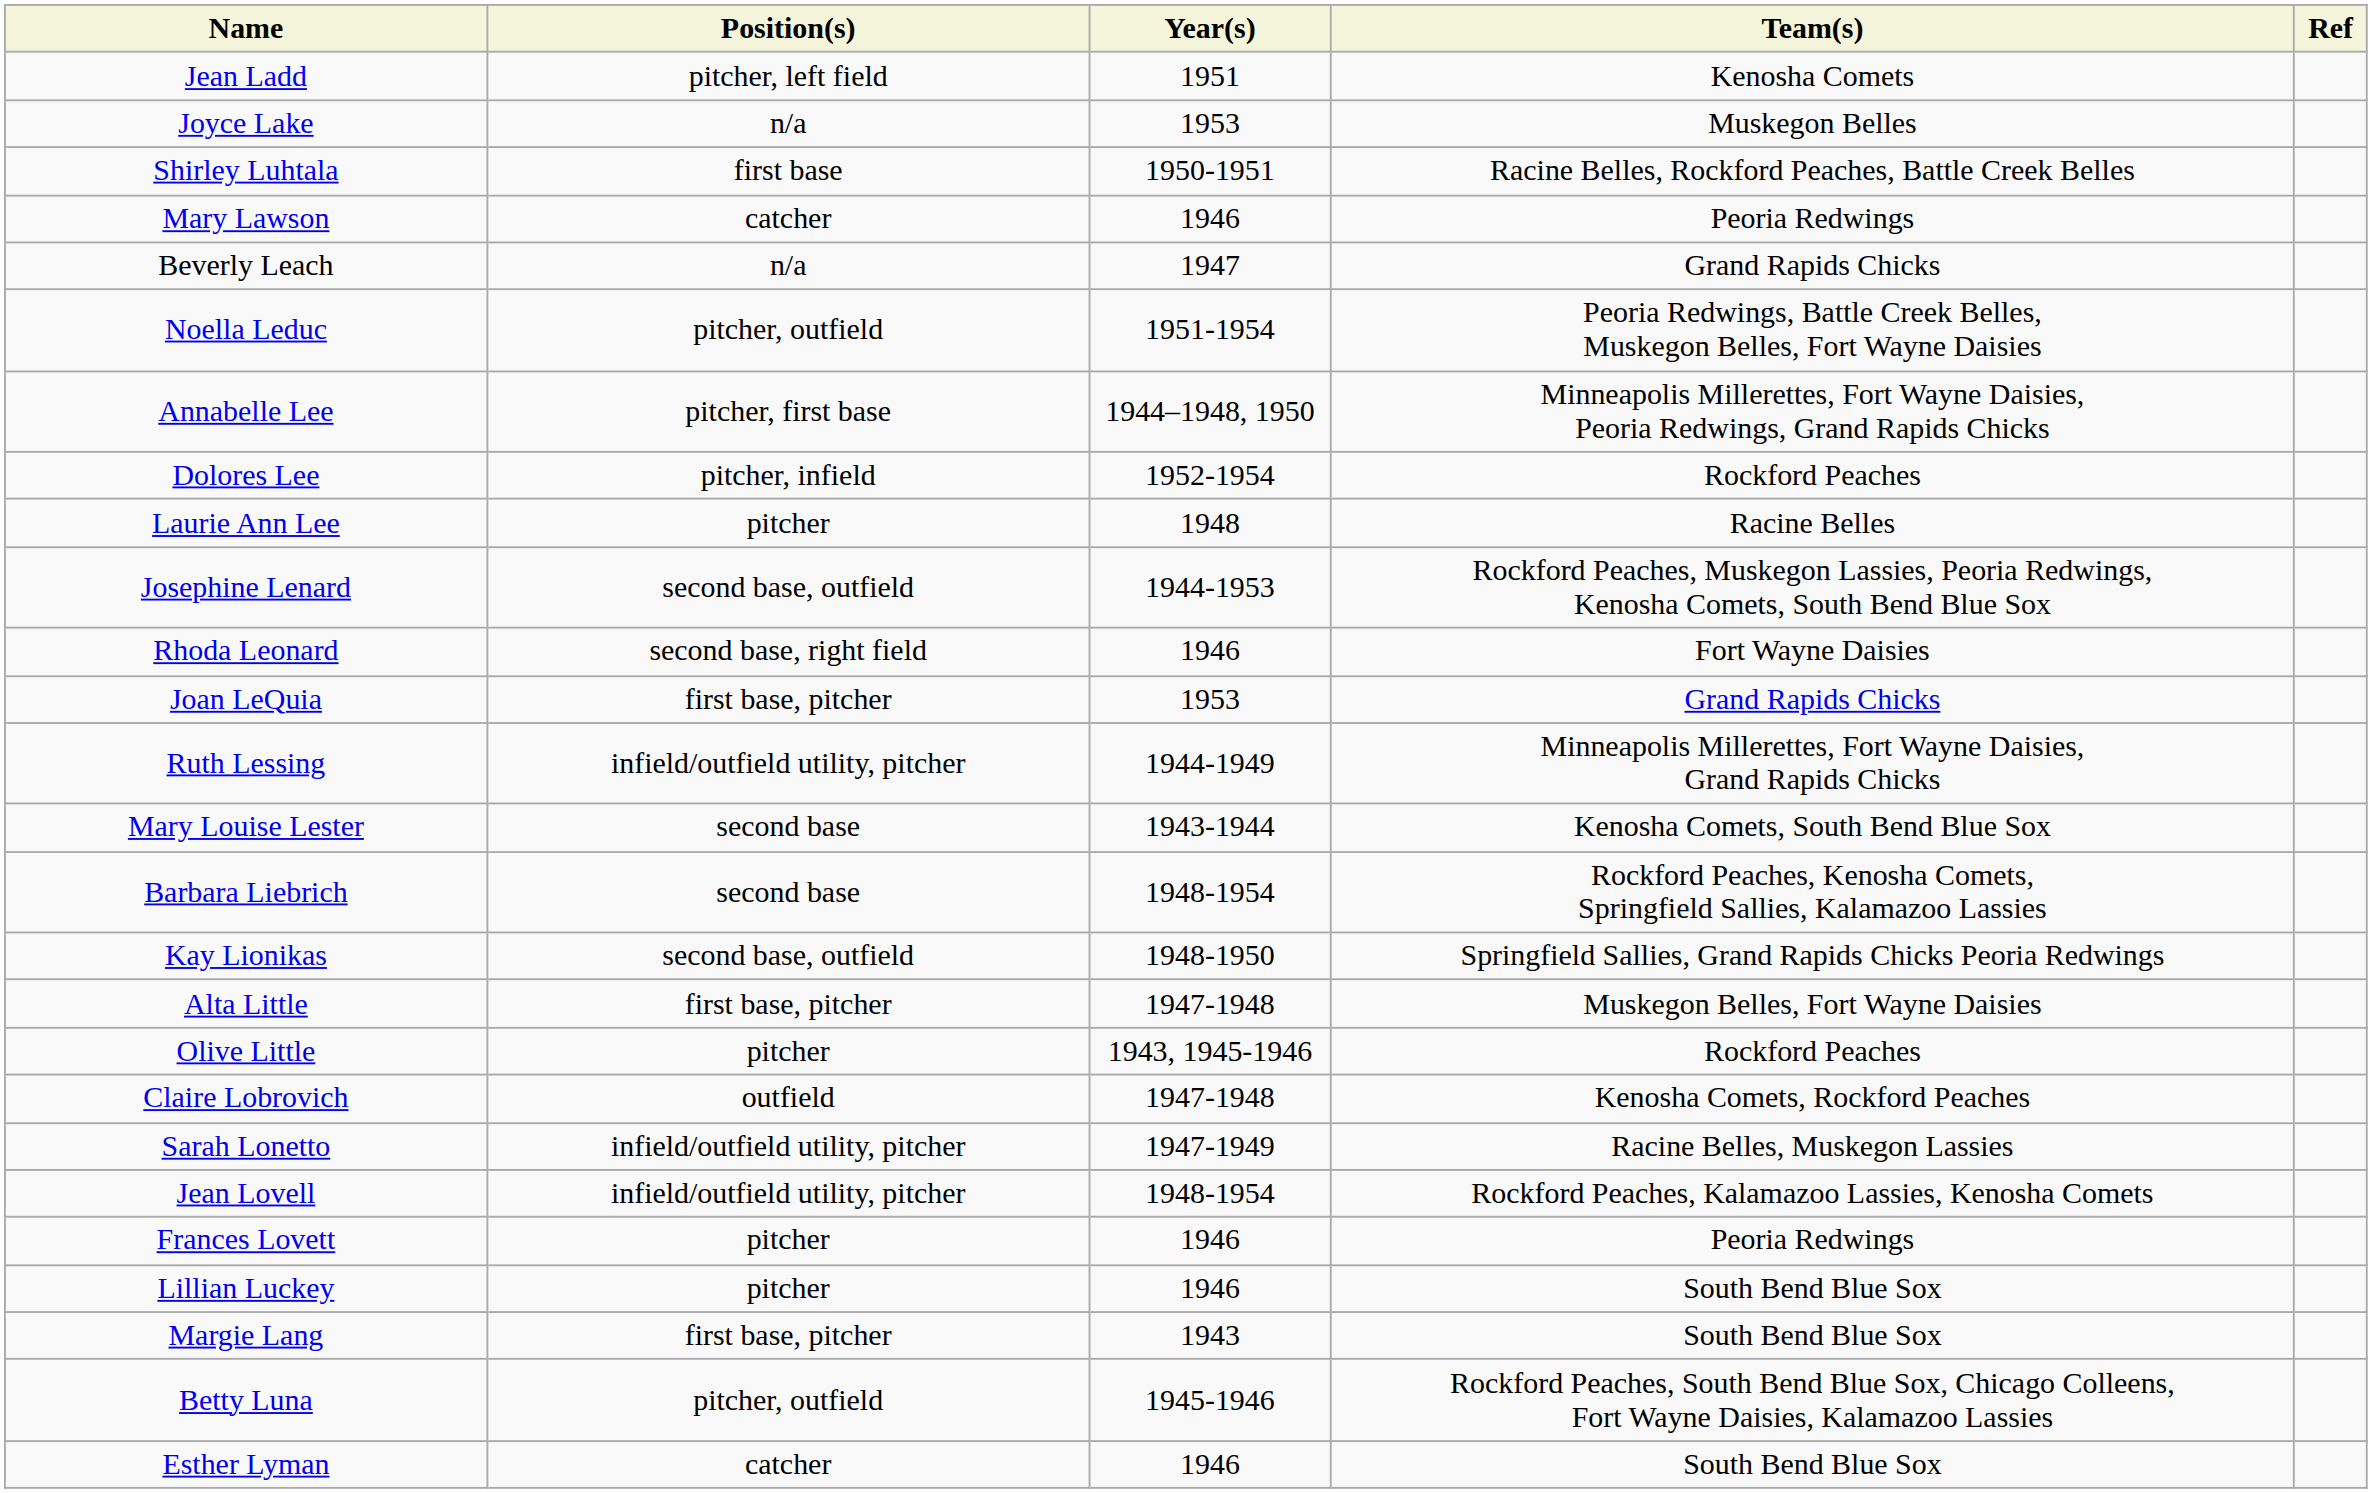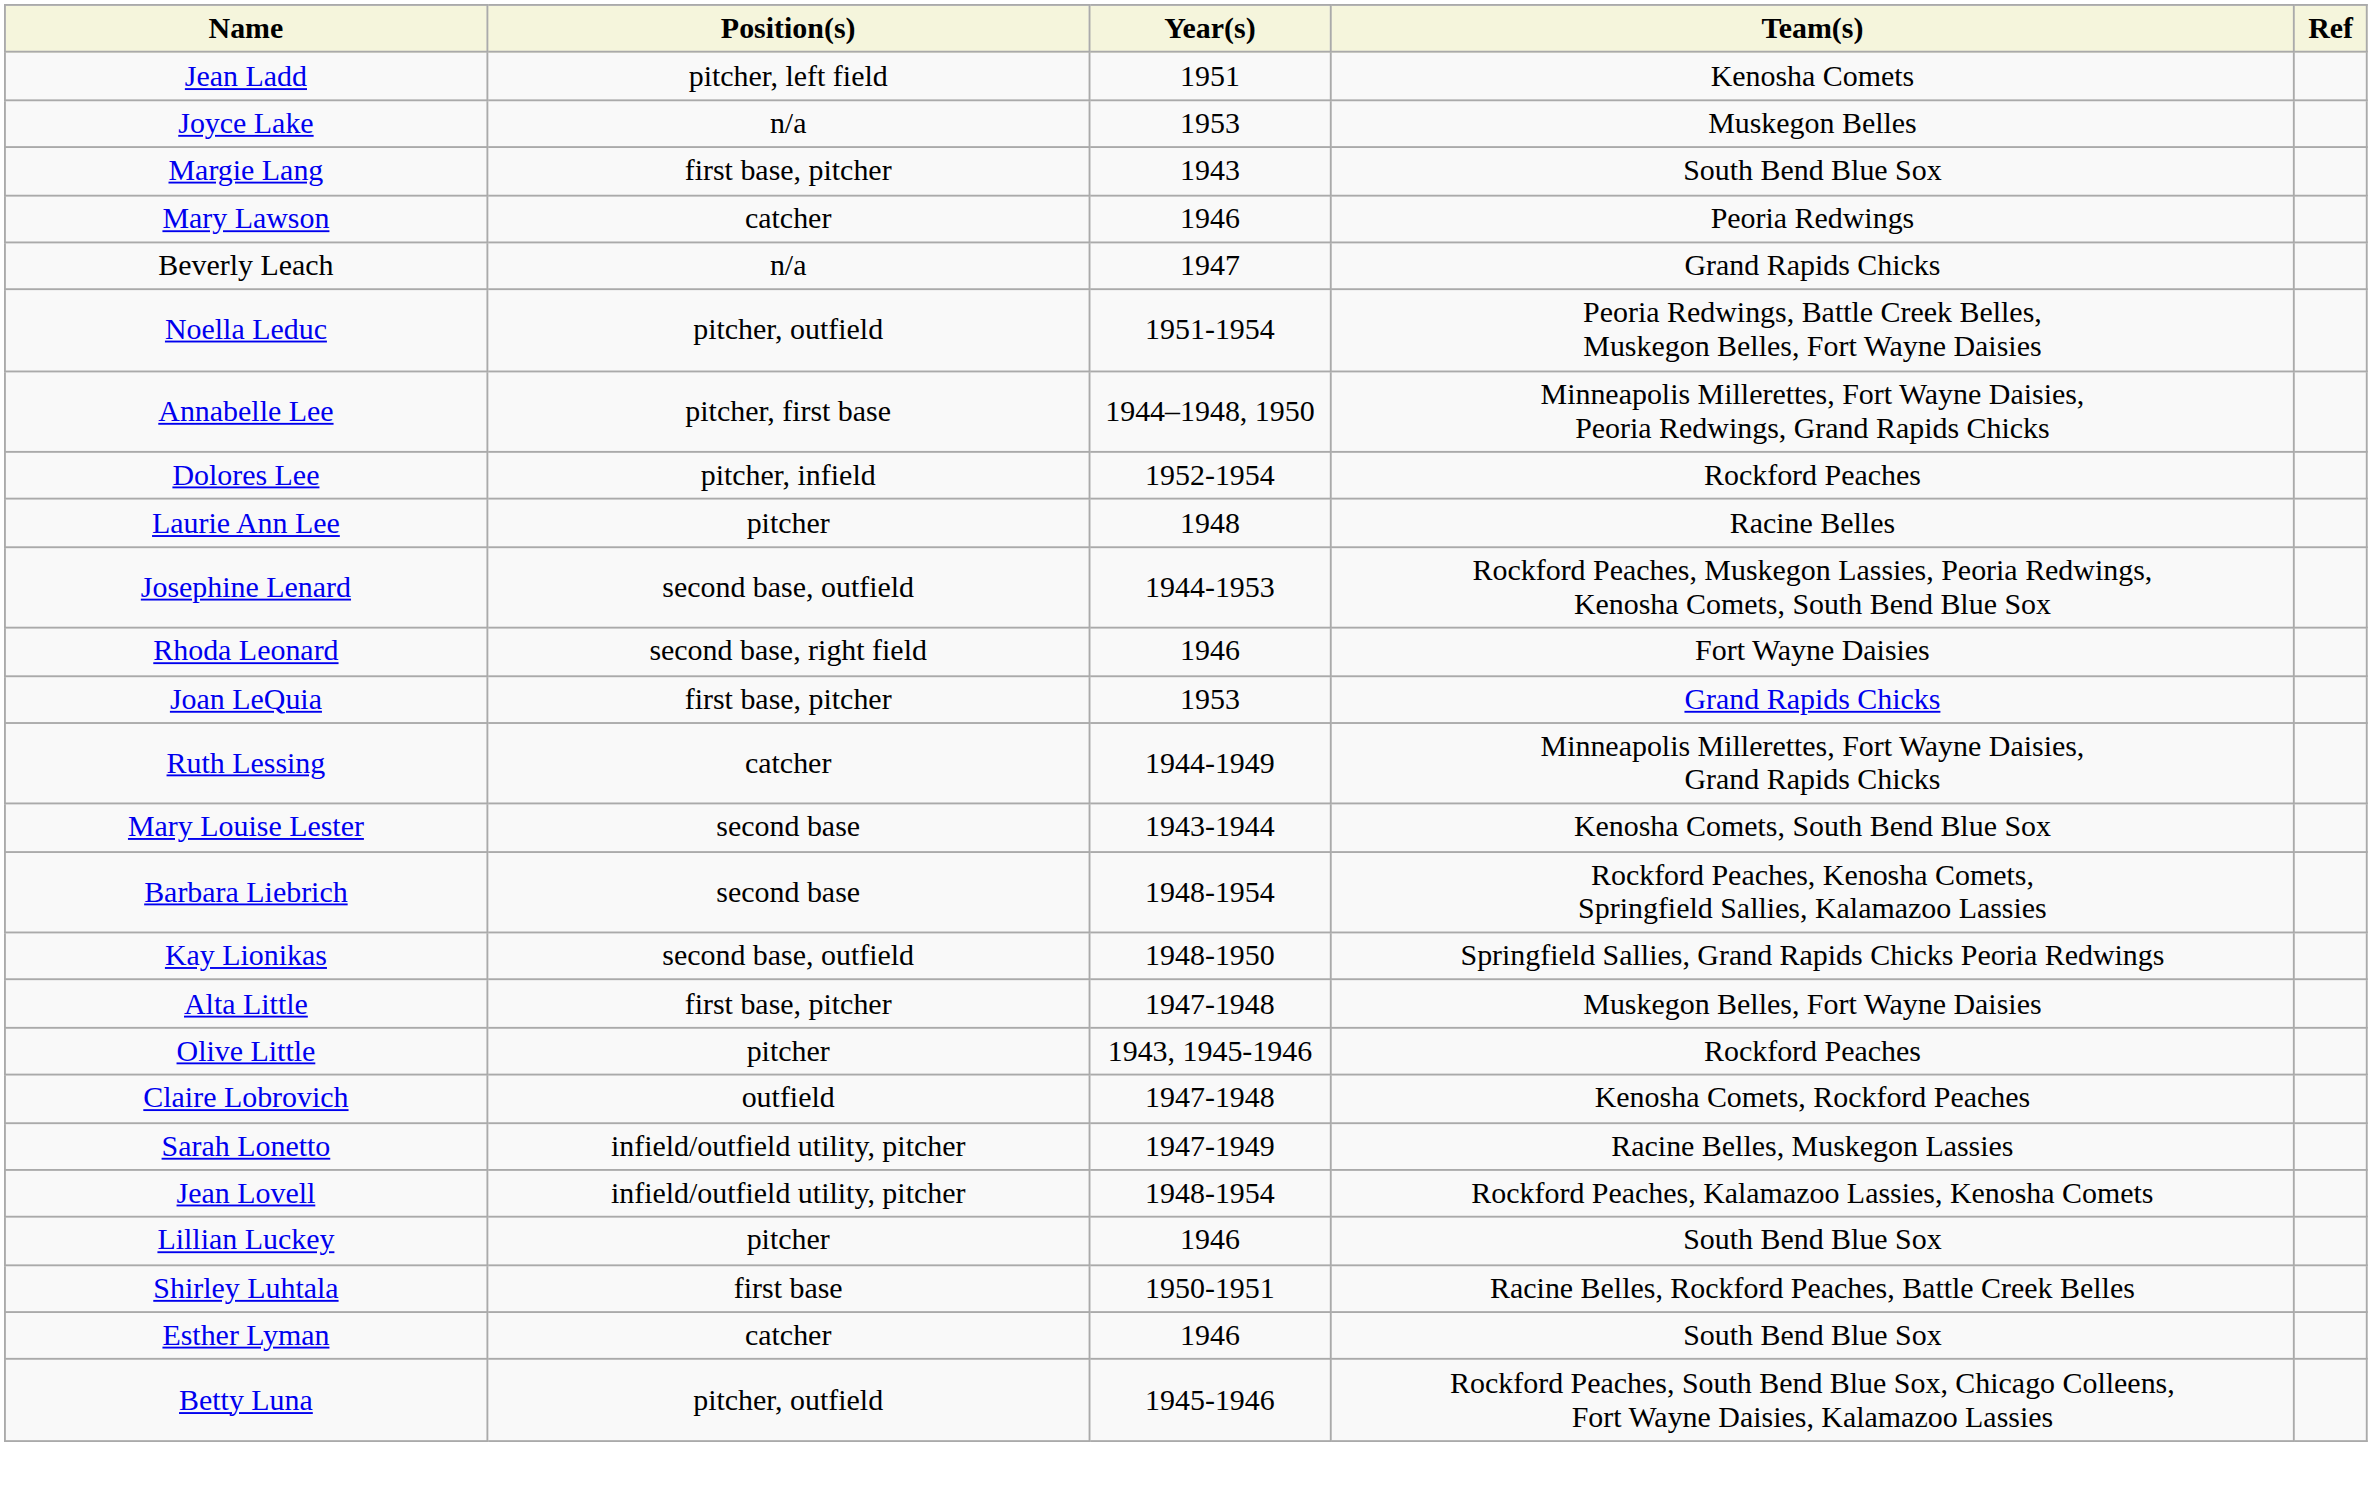rows swapped: (246, 1335) <-> (246, 170)
(788, 762) infield/outfield utility, pitcher -> (788, 762) catcher
- row: (246, 1240)
rows swapped: (246, 1399) <-> (246, 1463)
